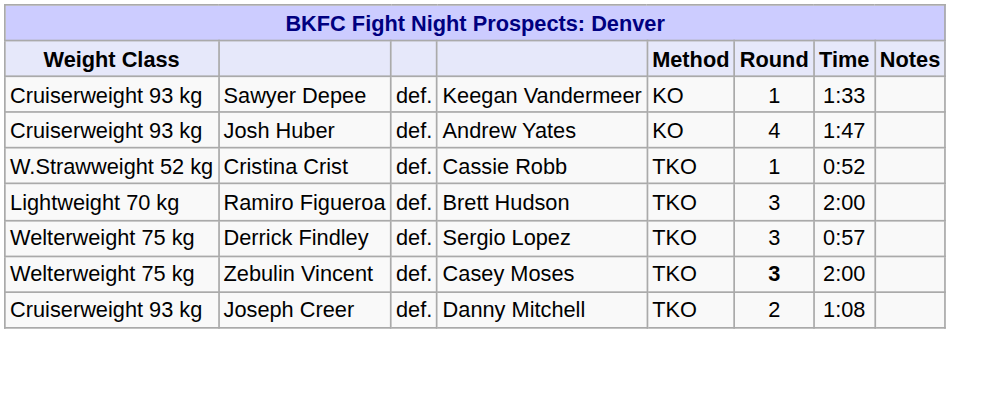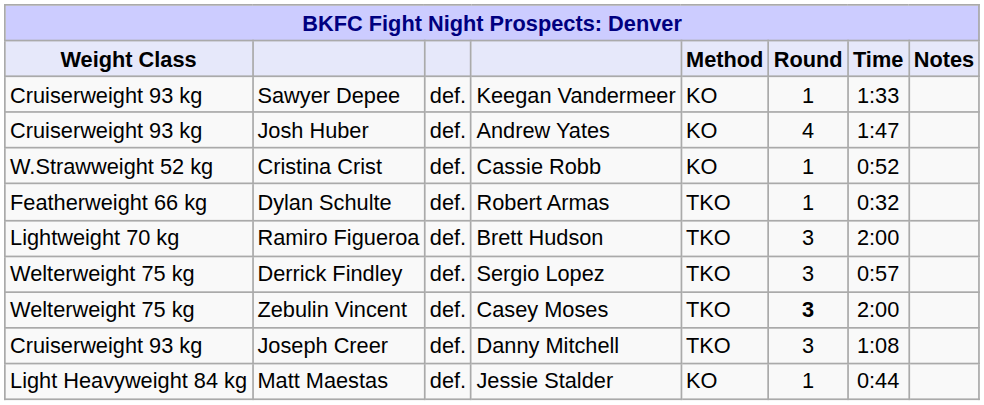(674, 166) TKO -> (702, 166) KO
+ row: (325, 202)
(774, 309) 2 -> (808, 345) 3
+ row: (323, 381)
